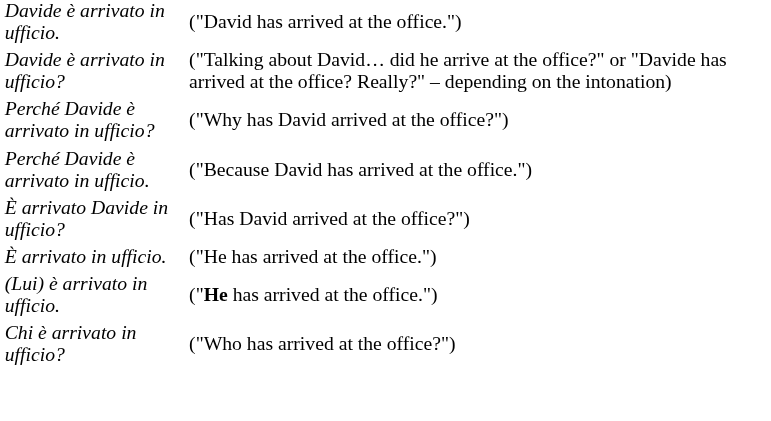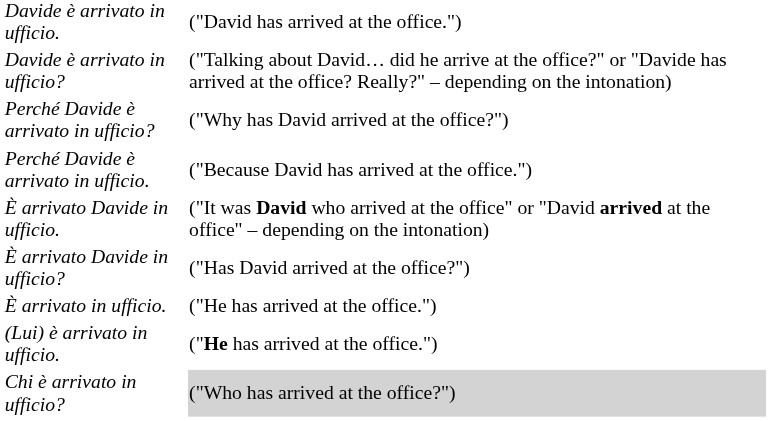+ row: (86, 218)
(322, 343) no background -> (322, 393) lightgrey background
